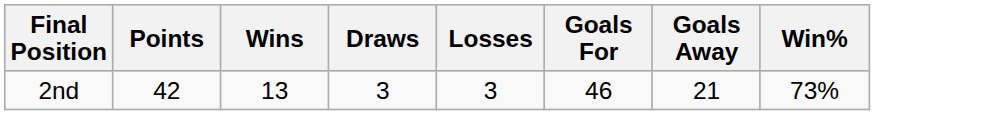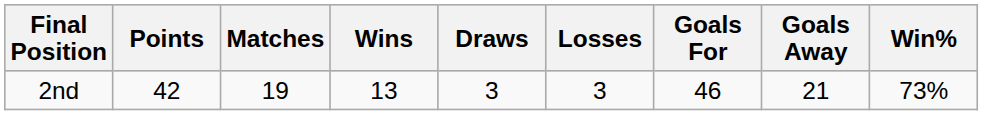+ column: (275, 38)
